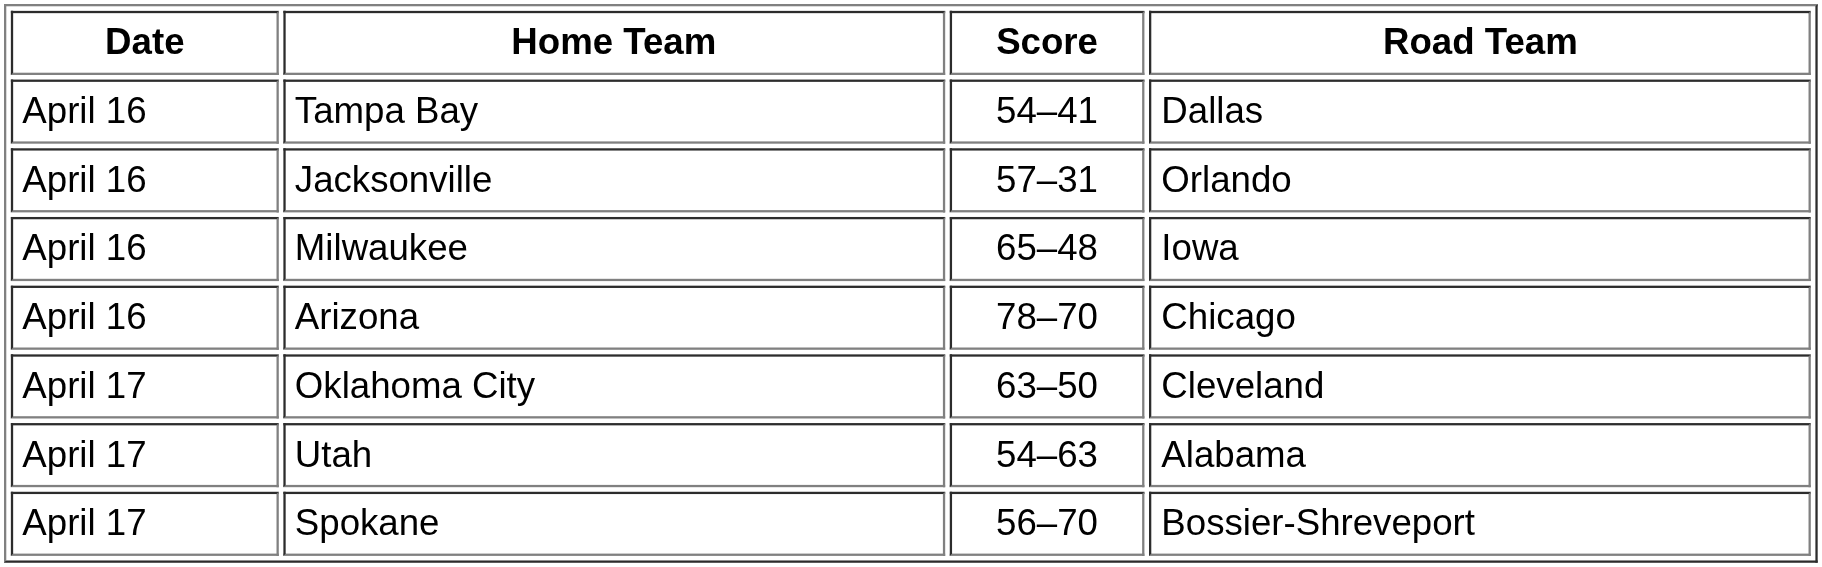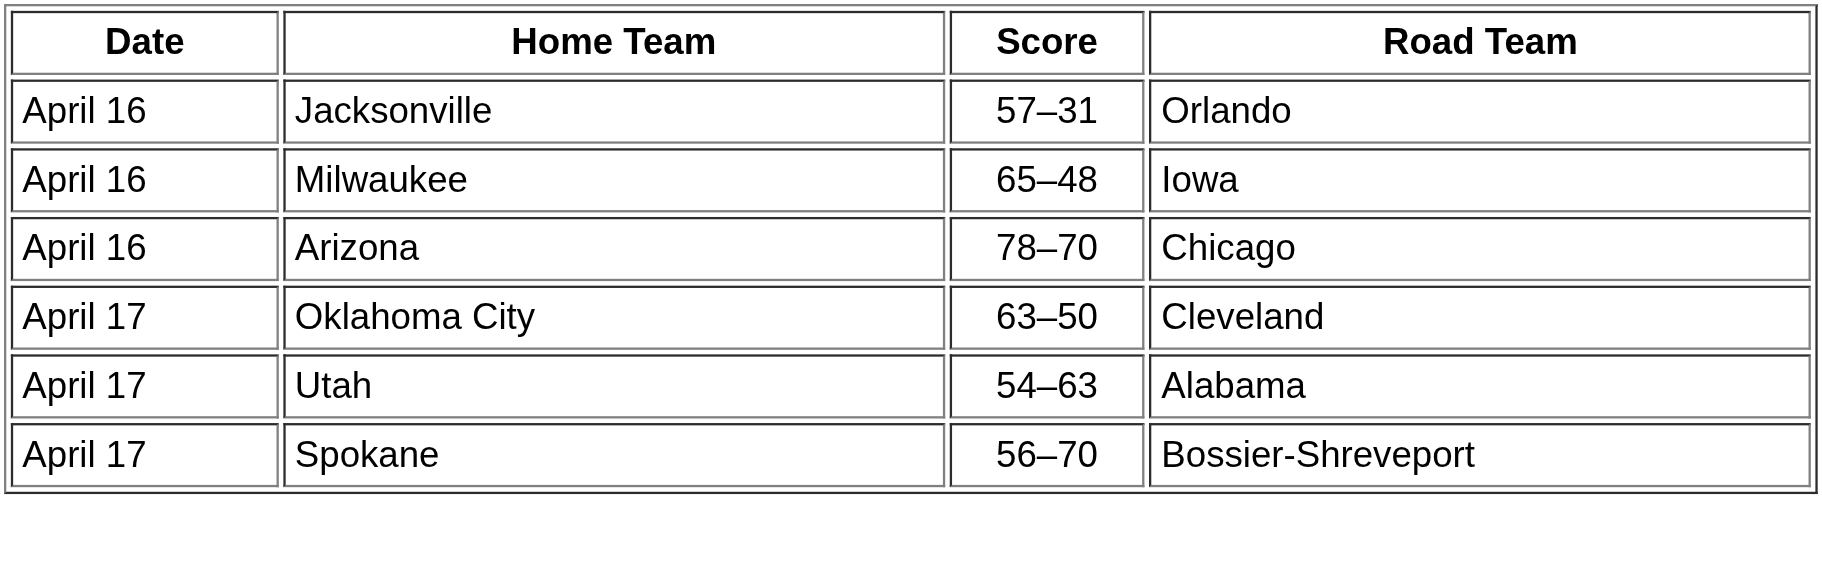- row: (386, 110)
